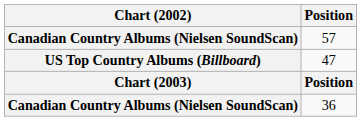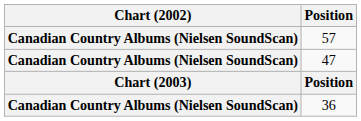(153, 60) US Top Country Albums (Billboard) -> (153, 60) Canadian Country Albums (Nielsen SoundScan)
